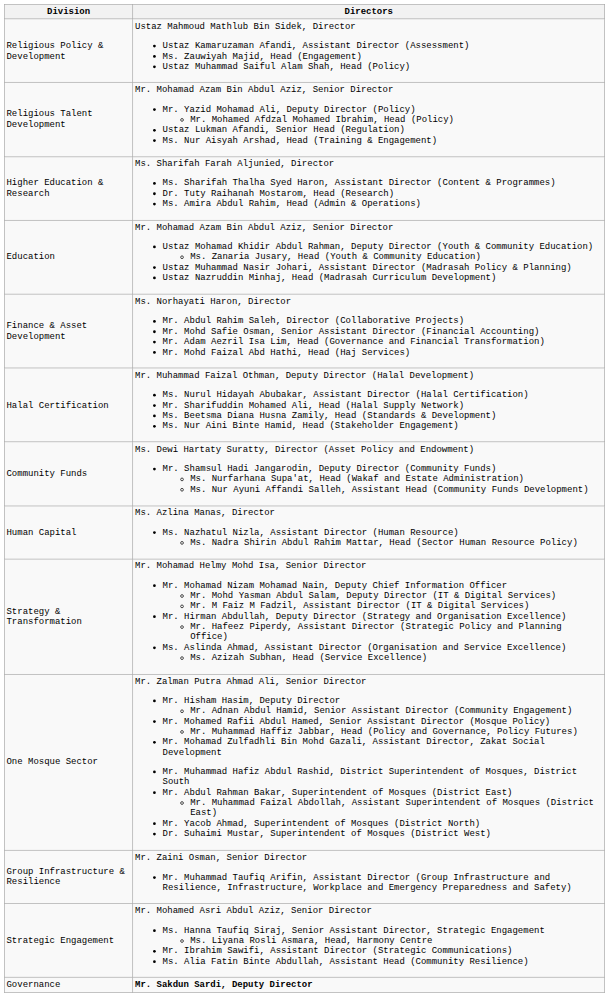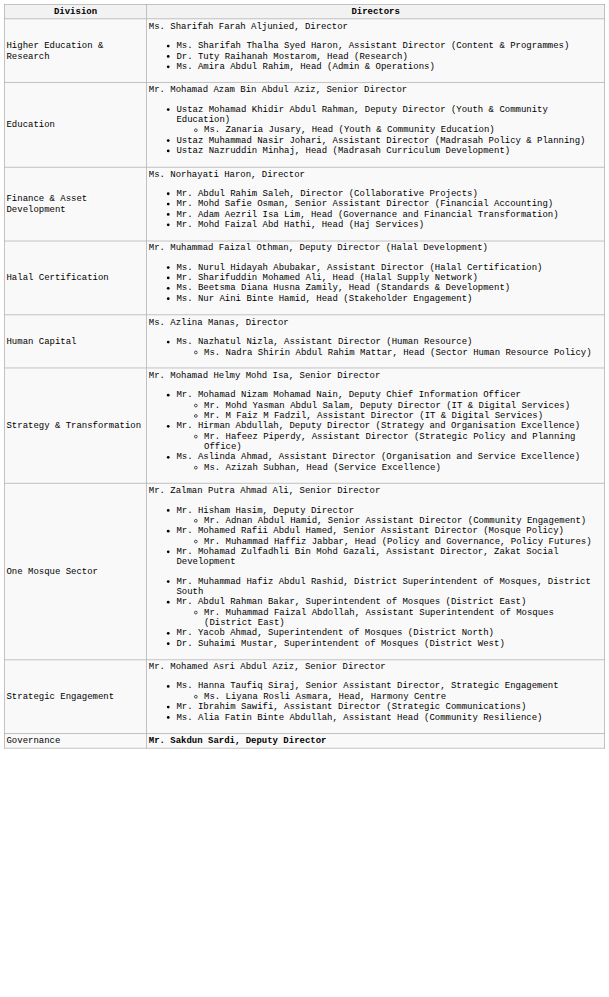- row: (55, 51)
- row: (50, 120)
- row: (47, 474)
- row: (66, 877)
